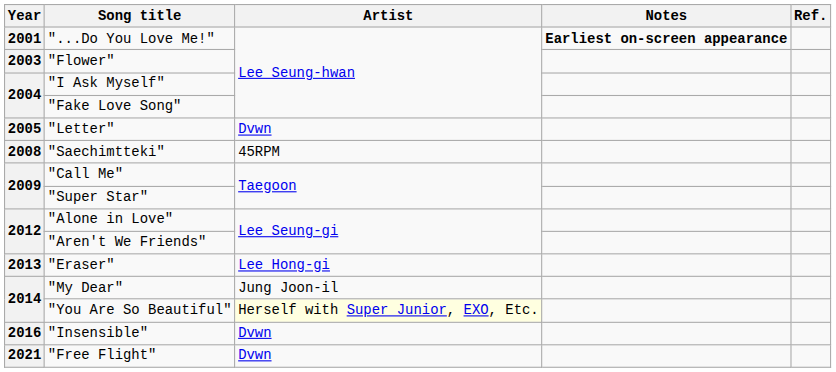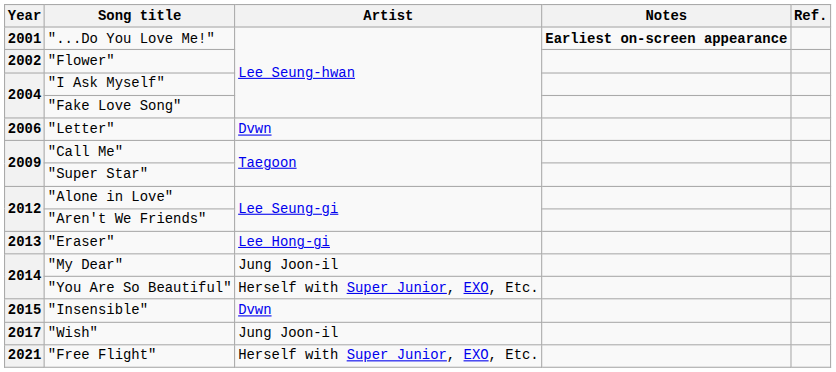(25, 61) 2003 -> (25, 61) 2002
(25, 129) 2005 -> (25, 129) 2006
- row: (106, 152)
(388, 311) lightyellow background -> (388, 288) no background
(25, 333) 2016 -> (25, 311) 2015
+ row: (73, 333)
(255, 356) Dvwn -> (388, 356) Herself with Super Junior, EXO, Etc.
